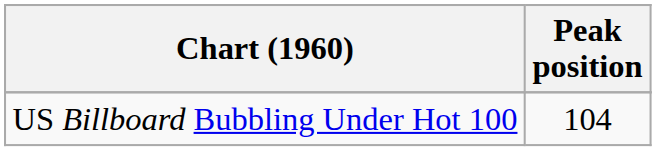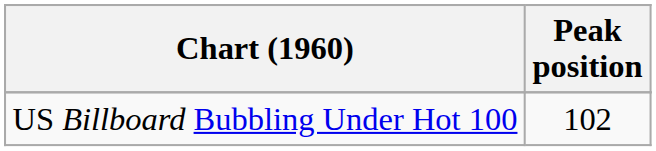(587, 118) 104 -> (587, 118) 102
